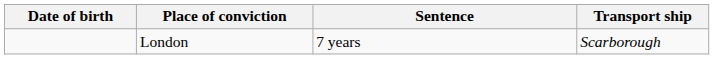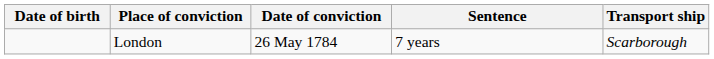+ column: (321, 16)
